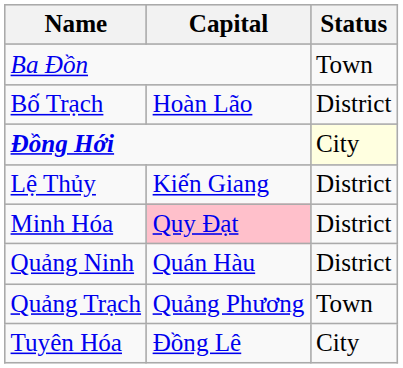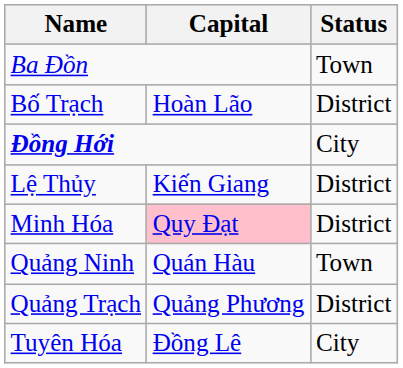(338, 143) lightyellow background -> (338, 143) no background
(354, 263) District -> (344, 263) Town
(344, 303) Town -> (354, 303) District
